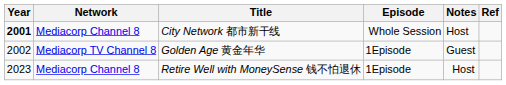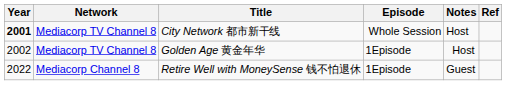(88, 31) Mediacorp Channel 8 -> (96, 31) Mediacorp TV Channel 8
(461, 50) Guest -> (460, 50) Host
(19, 69) 2023 -> (19, 69) 2022
(460, 69) Host -> (461, 69) Guest
